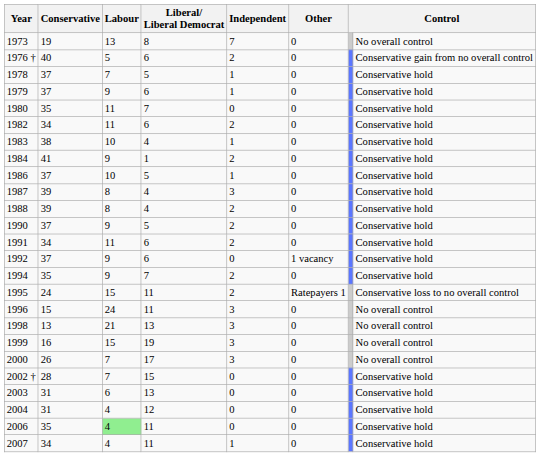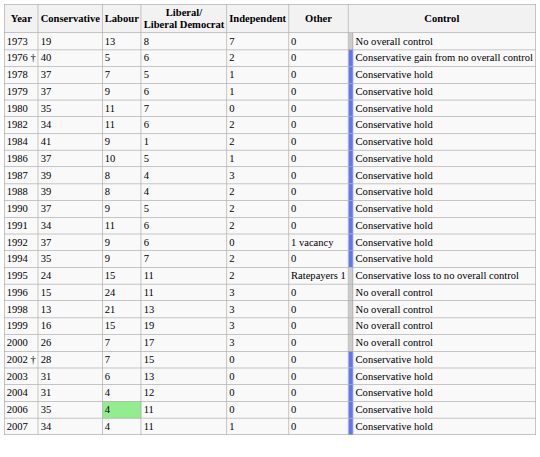- row: (17, 141)
